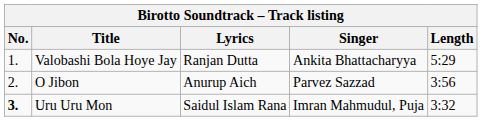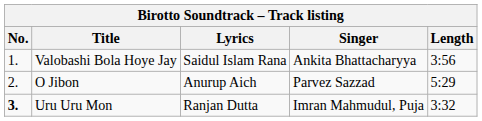(221, 60) Ranjan Dutta -> (235, 60) Saidul Islam Rana
(443, 60) 5:29 -> (443, 60) 3:56
(443, 82) 3:56 -> (443, 82) 5:29
(235, 104) Saidul Islam Rana -> (221, 104) Ranjan Dutta
